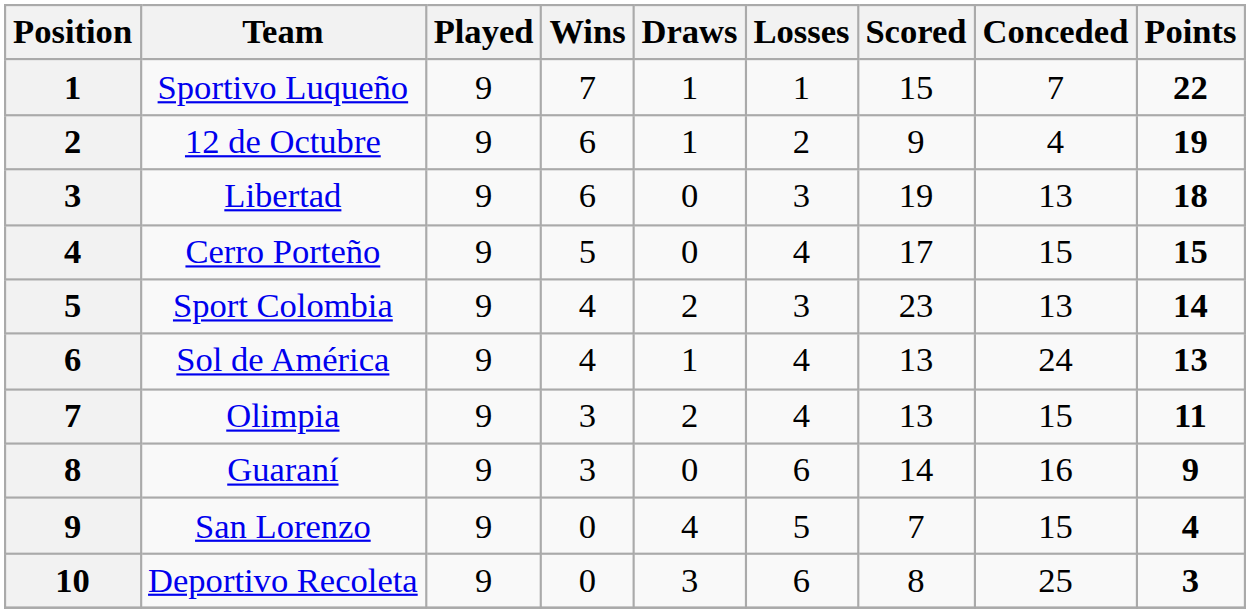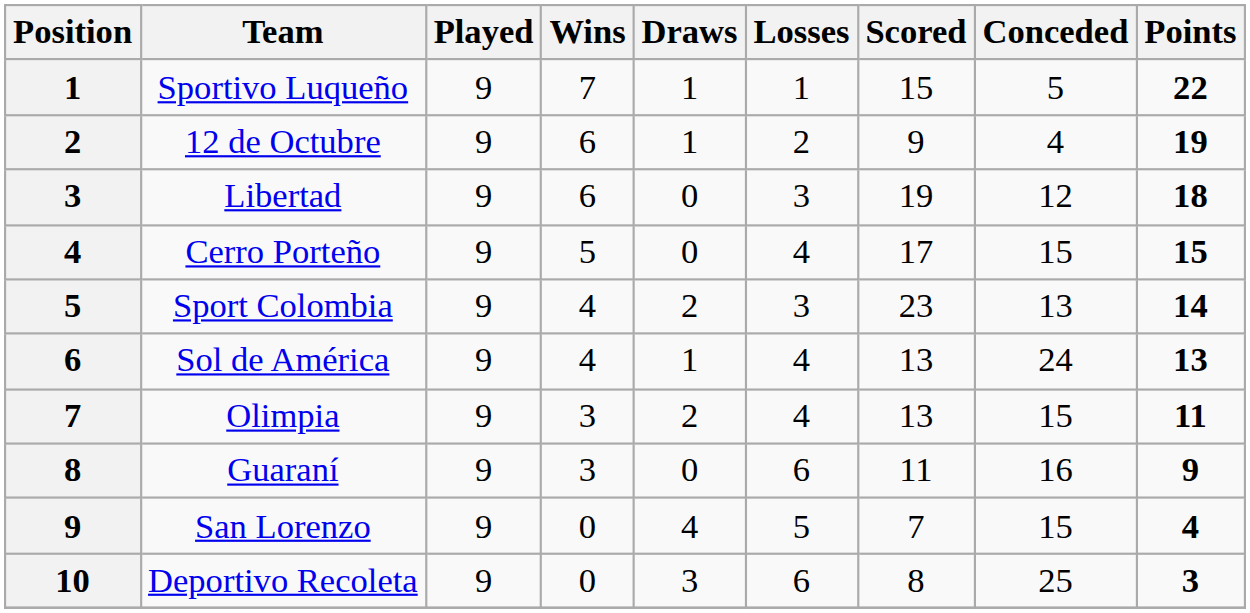(1055, 86) 7 -> (1055, 86) 5
(1055, 196) 13 -> (1055, 196) 12
(916, 470) 14 -> (916, 470) 11
